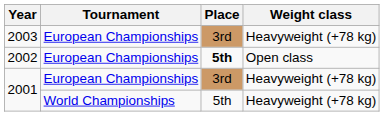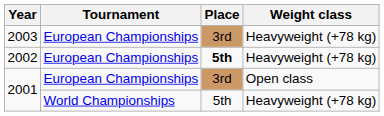(279, 57) Open class -> (311, 57) Heavyweight (+78 kg)
(311, 79) Heavyweight (+78 kg) -> (279, 79) Open class
